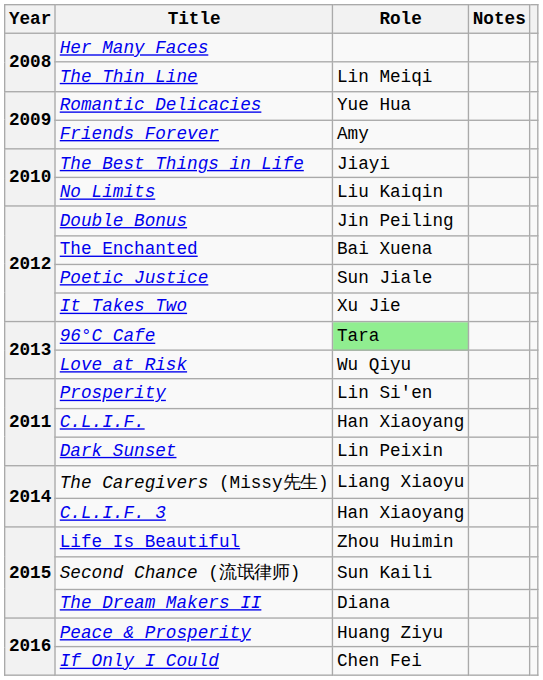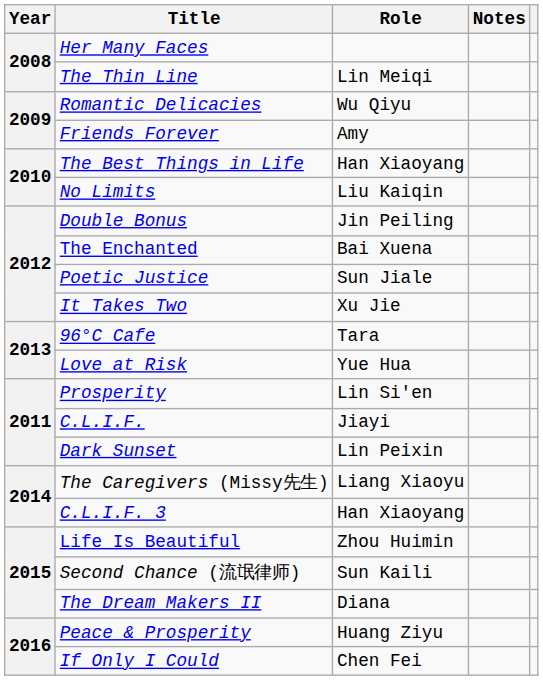(374, 106) Yue Hua -> (374, 106) Wu Qiyu
(363, 163) Jiayi -> (401, 163) Han Xiaoyang
(358, 336) lightgreen background -> (358, 336) no background
(374, 365) Wu Qiyu -> (374, 365) Yue Hua
(401, 422) Han Xiaoyang -> (363, 422) Jiayi
